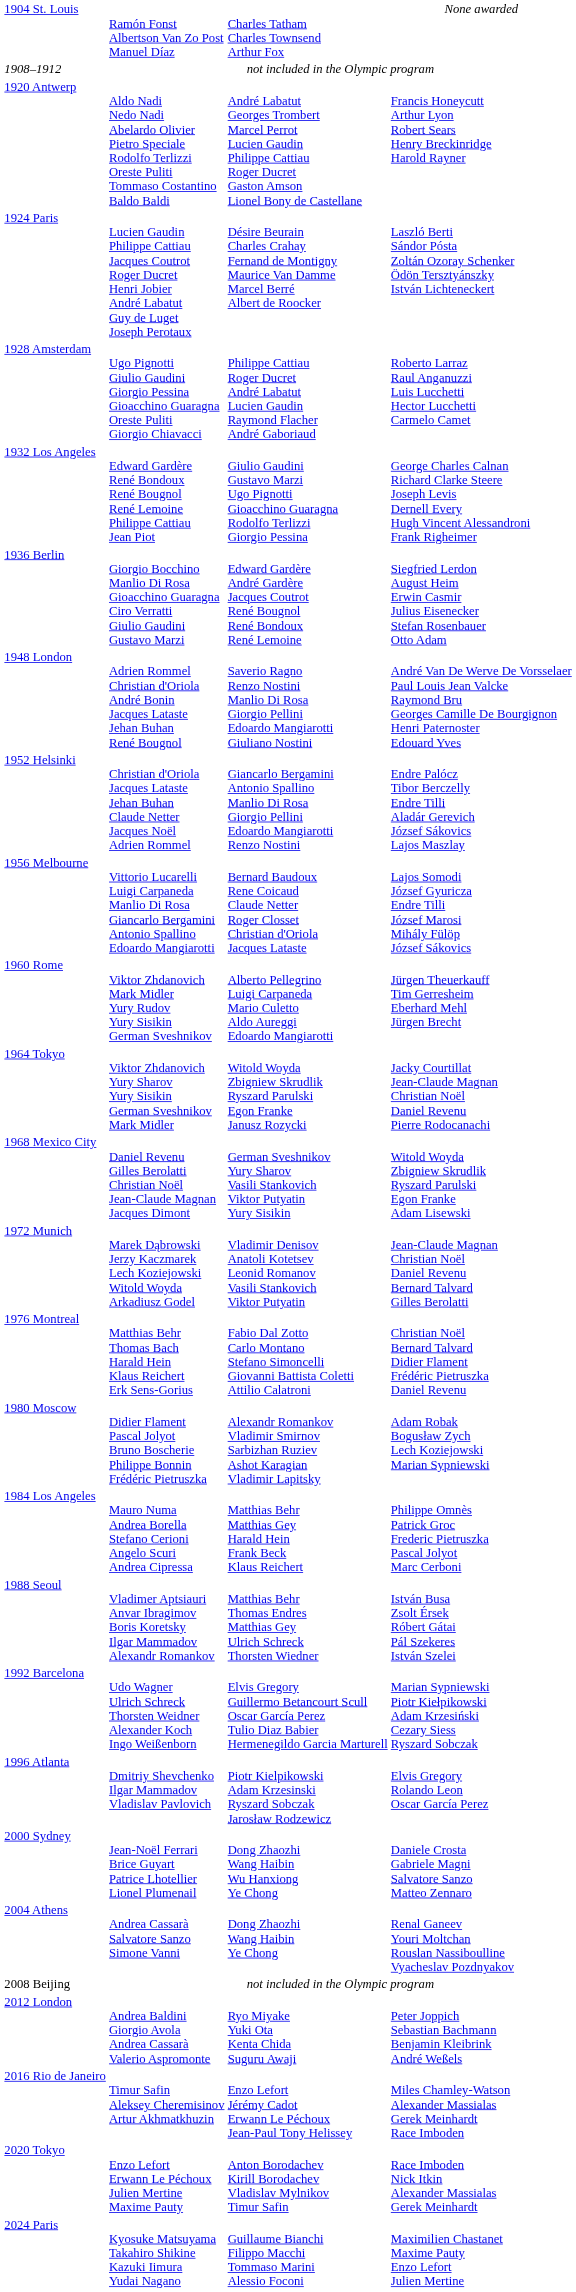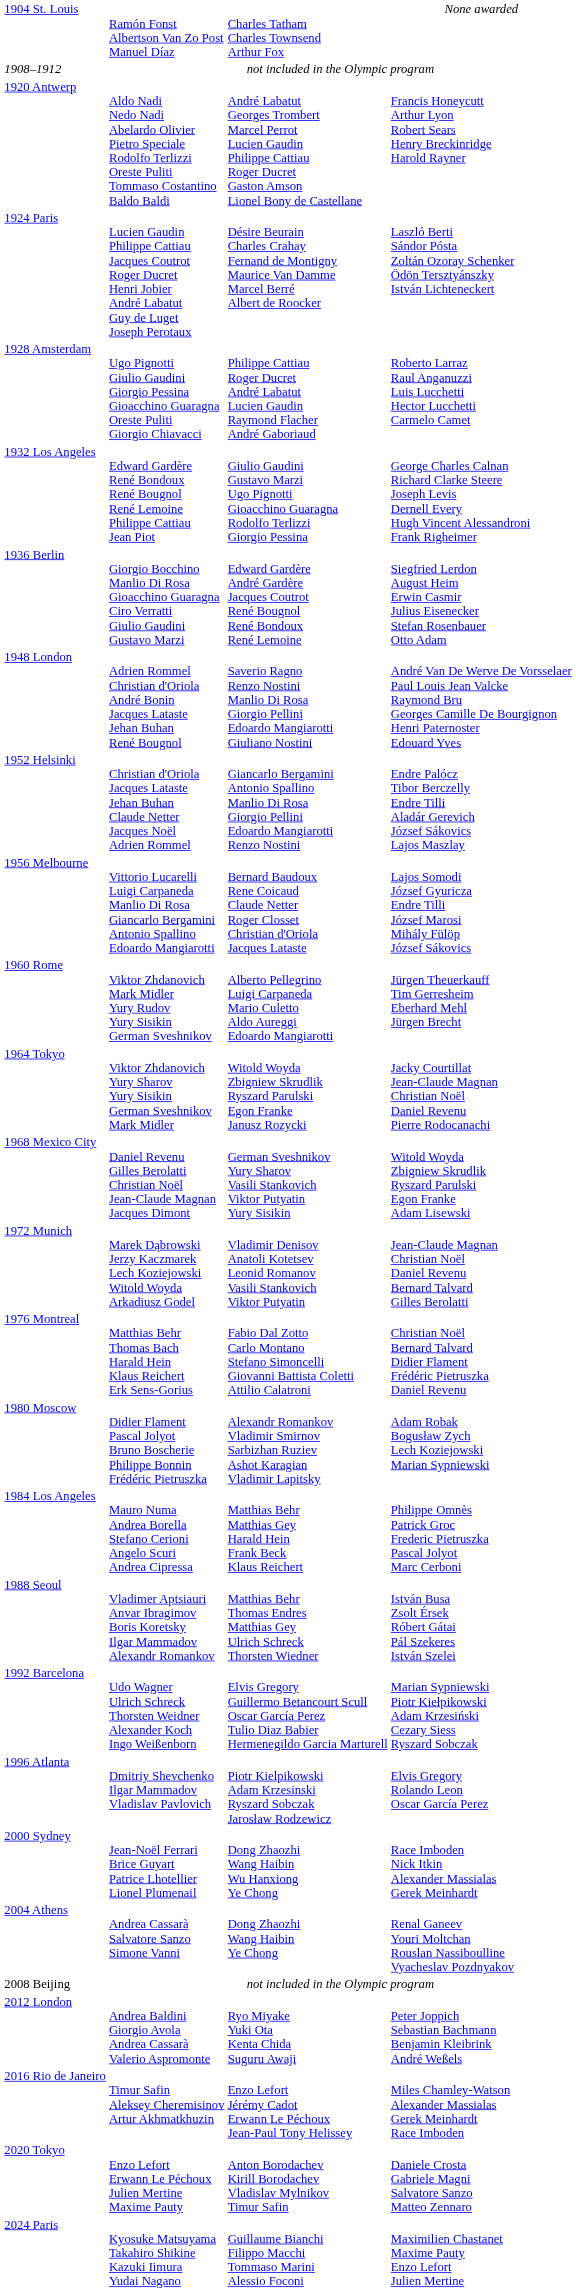(432, 1871) Daniele Crosta Gabriele Magni Salvatore Sanzo Matteo Zennaro -> (444, 1871) Race Imboden Nick Itkin Alexander Massialas Gerek Meinhardt
(444, 2186) Race Imboden Nick Itkin Alexander Massialas Gerek Meinhardt -> (432, 2186) Daniele Crosta Gabriele Magni Salvatore Sanzo Matteo Zennaro
